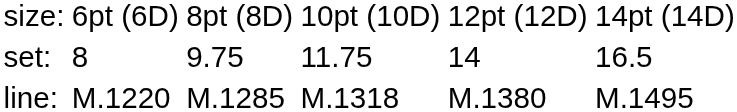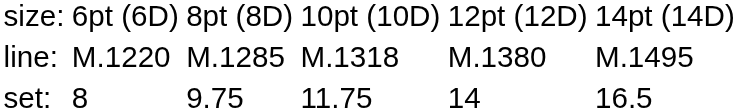rows swapped: (27, 57) <-> (31, 98)
